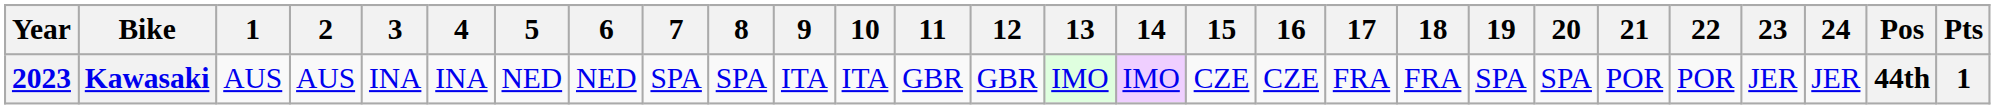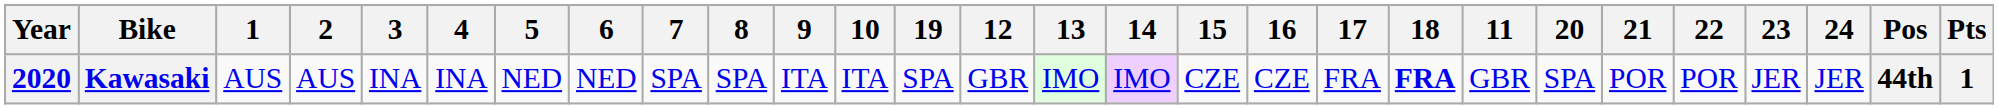columns swapped: (933, 29) <-> (1501, 29)
(41, 77) 2023 -> (41, 77) 2020
(1433, 77) normal -> (1425, 77) bold
